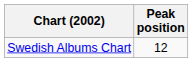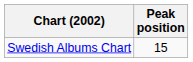(161, 47) 12 -> (161, 47) 15
